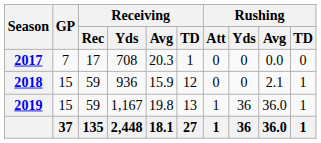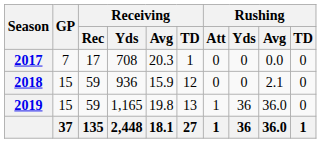(303, 82) 1 -> (303, 82) 0
(127, 104) 1,167 -> (127, 104) 1,165
(303, 104) 1 -> (303, 104) 0
